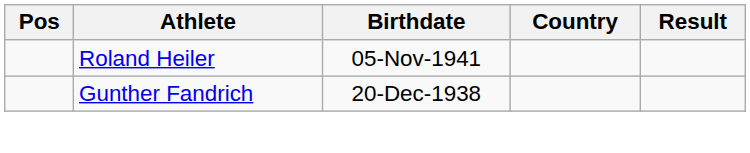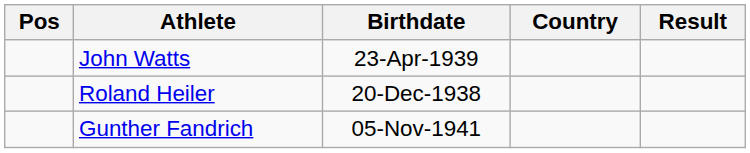+ row: (135, 57)
(416, 57) 05-Nov-1941 -> (416, 93) 20-Dec-1938
(416, 93) 20-Dec-1938 -> (416, 128) 05-Nov-1941
